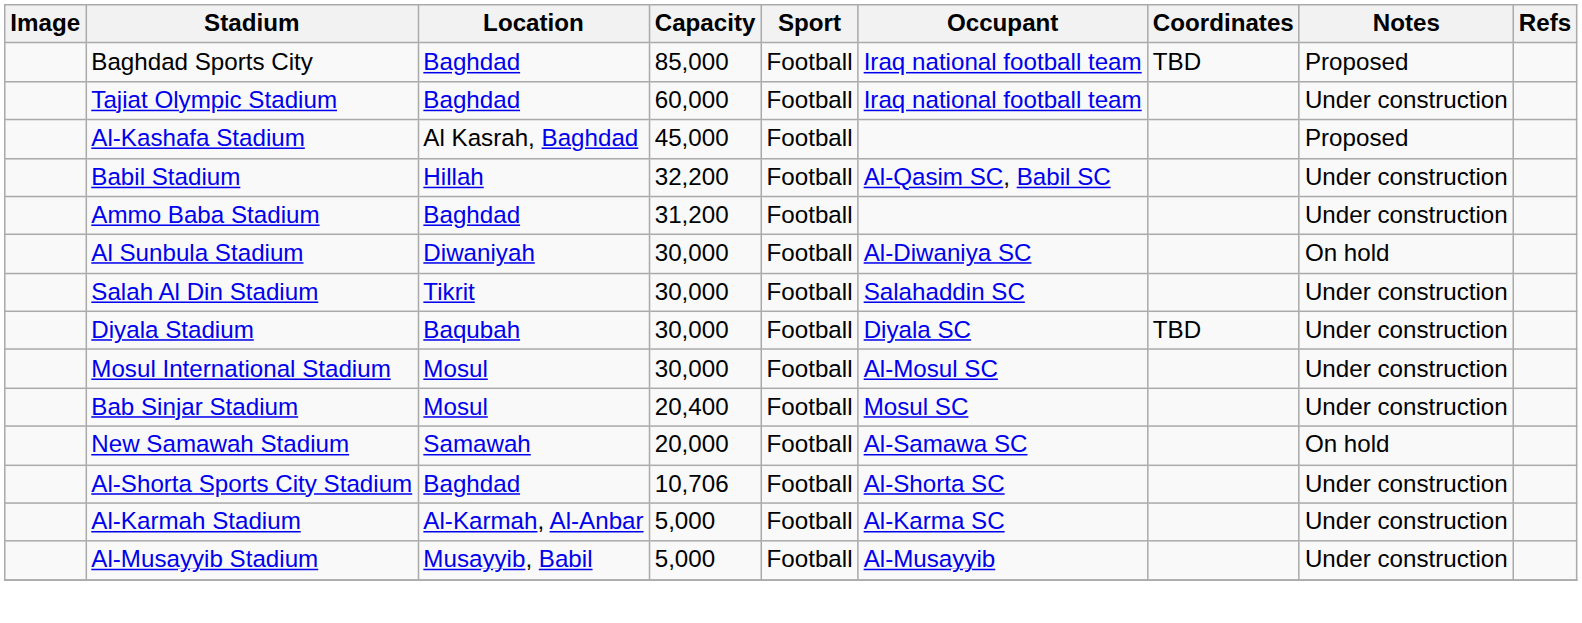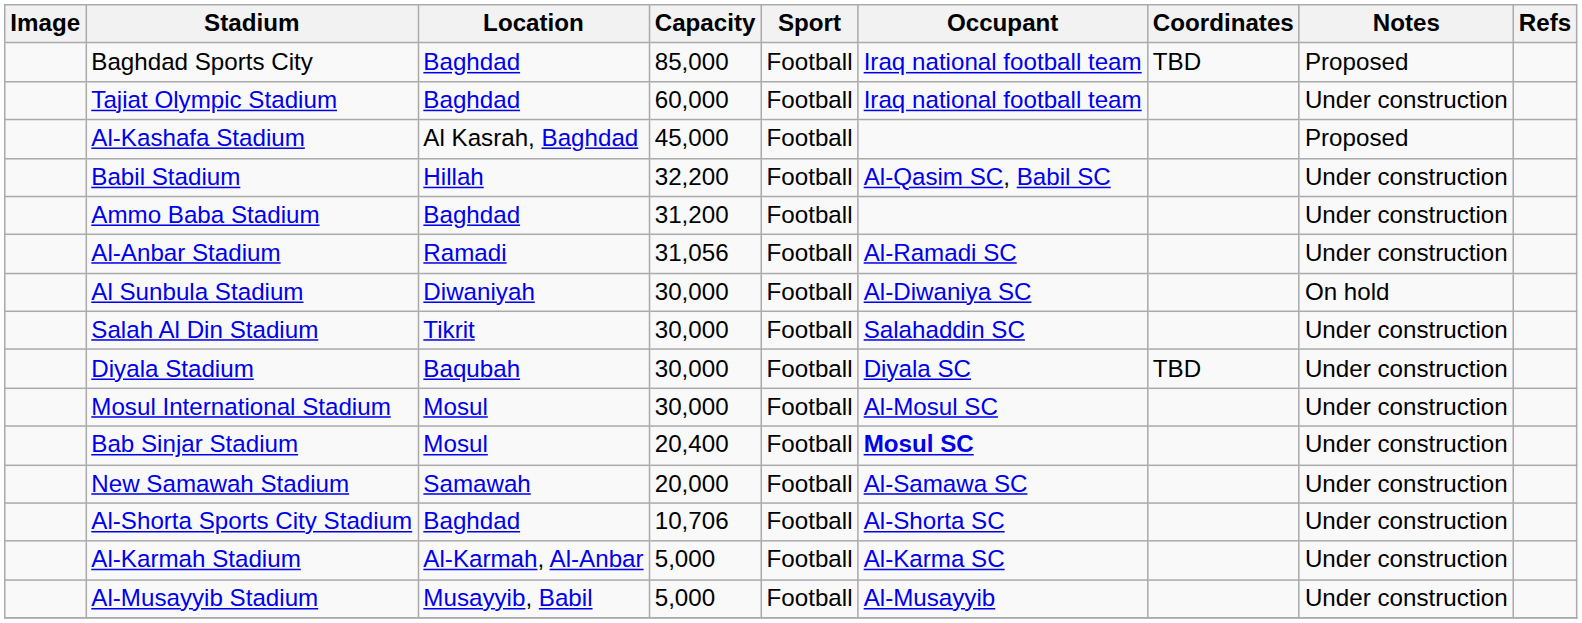+ row: (186, 253)
(916, 406) normal -> (919, 445) bold
(1347, 445) On hold -> (1406, 483) Under construction
